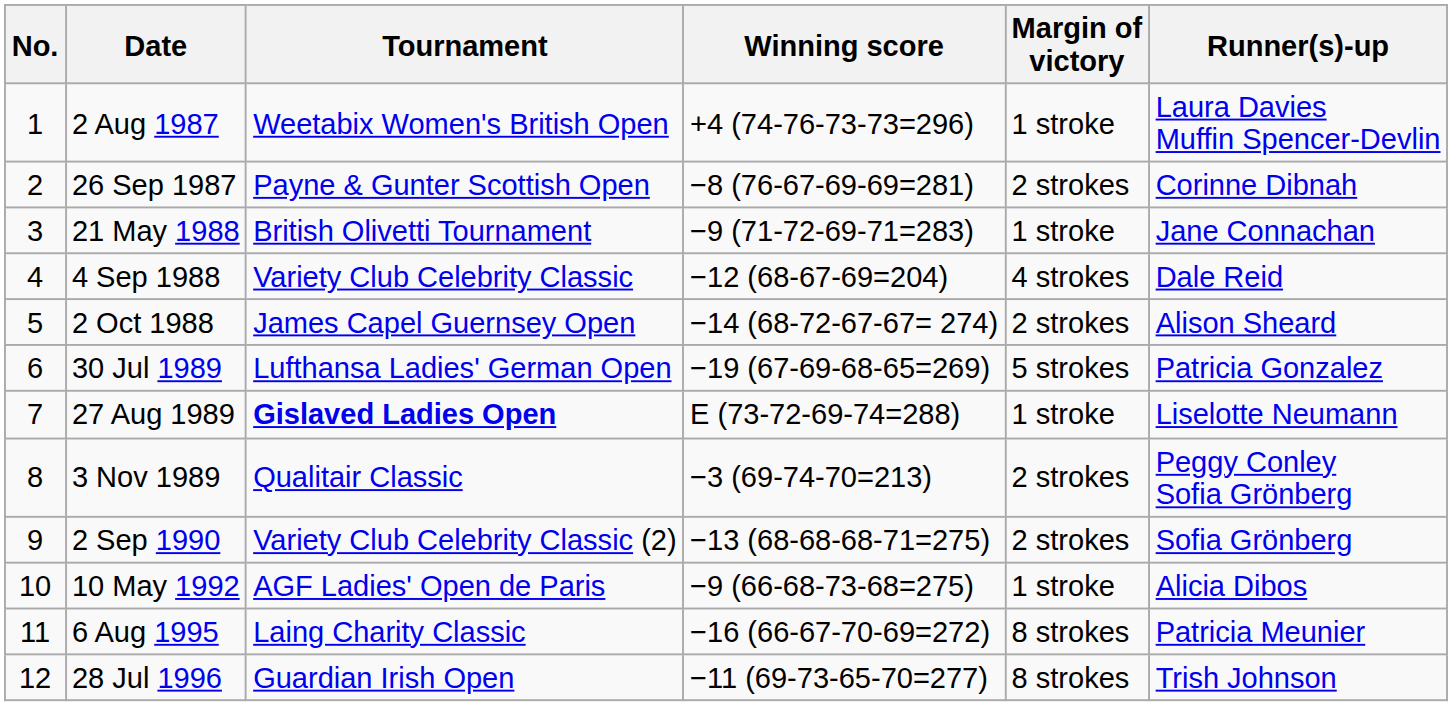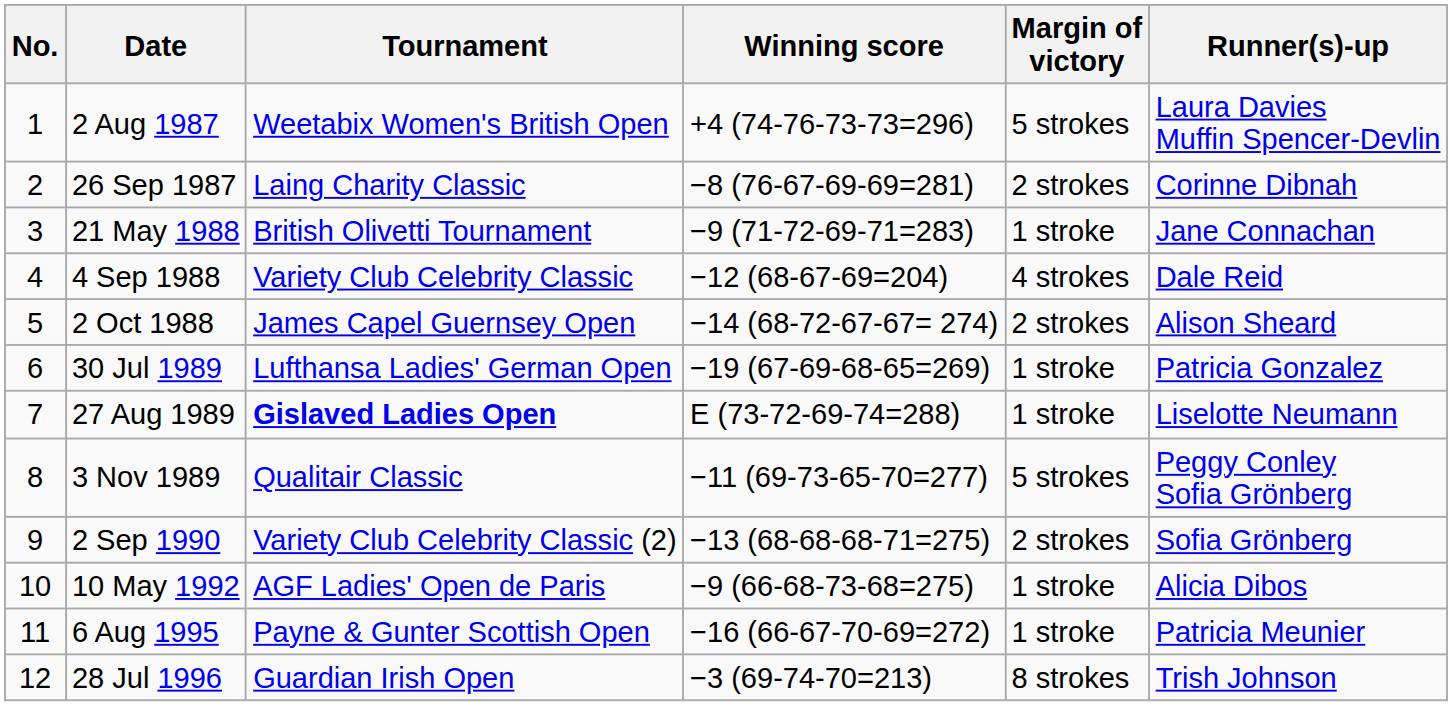(1063, 123) 1 stroke -> (1070, 123) 5 strokes
(452, 185) Payne & Gunter Scottish Open -> (389, 185) Laing Charity Classic
(1070, 369) 5 strokes -> (1063, 369) 1 stroke
(811, 477) −3 (69-74-70=213) -> (839, 477) −11 (69-73-65-70=277)
(1070, 477) 2 strokes -> (1070, 477) 5 strokes
(389, 631) Laing Charity Classic -> (452, 631) Payne & Gunter Scottish Open
(1070, 631) 8 strokes -> (1063, 631) 1 stroke
(839, 677) −11 (69-73-65-70=277) -> (811, 677) −3 (69-74-70=213)
